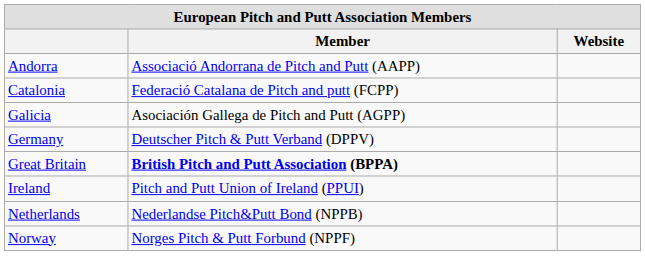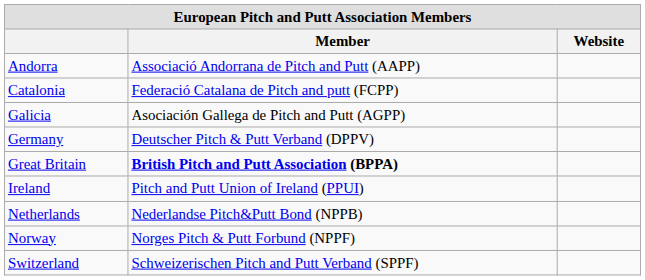+ row: (43, 262)
